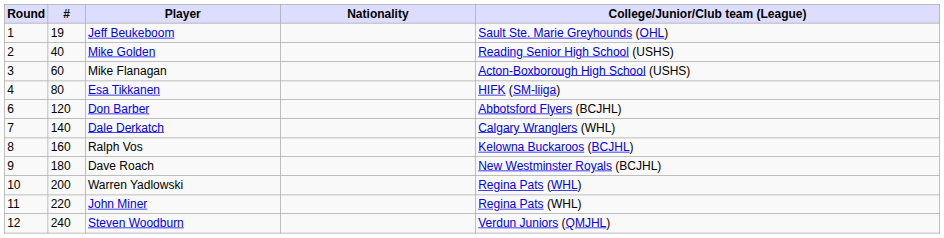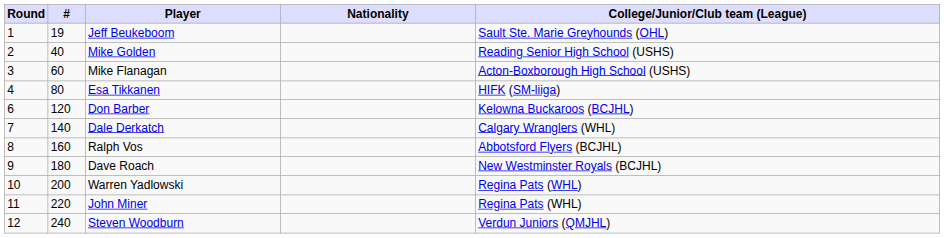(550, 109) Abbotsford Flyers (BCJHL) -> (556, 109) Kelowna Buckaroos (BCJHL)
(556, 147) Kelowna Buckaroos (BCJHL) -> (550, 147) Abbotsford Flyers (BCJHL)
